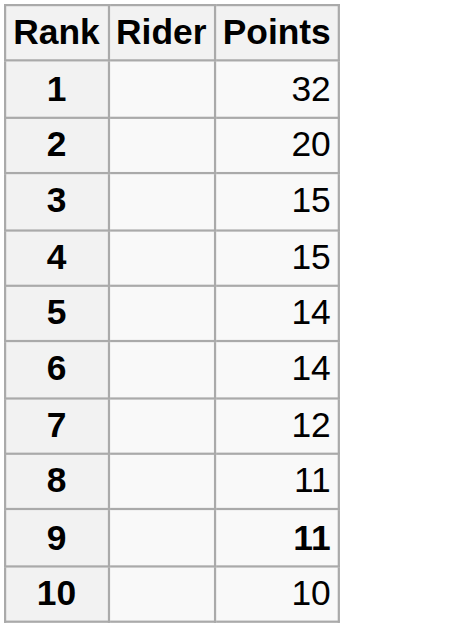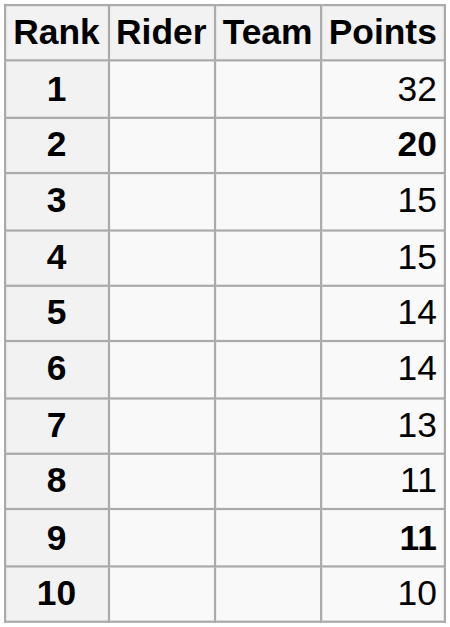+ column: (268, 32)
(311, 144) normal -> (417, 144) bold
(311, 425) 12 -> (417, 425) 13
